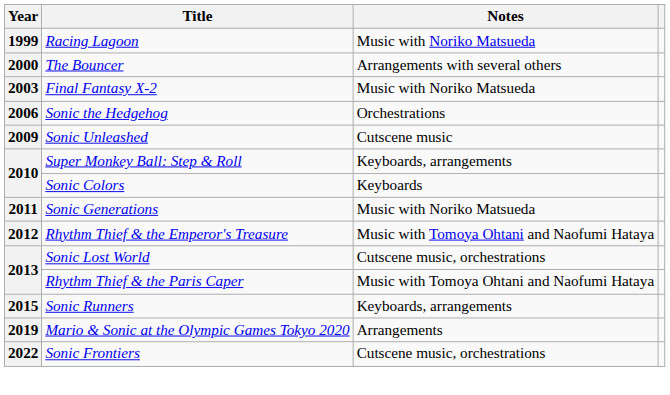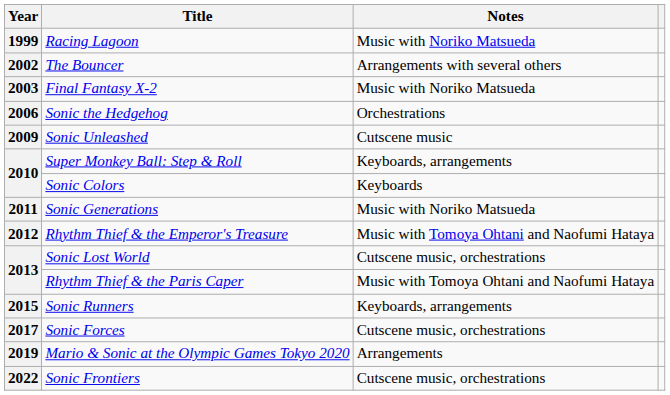(23, 64) 2000 -> (23, 64) 2002
+ row: (85, 329)
